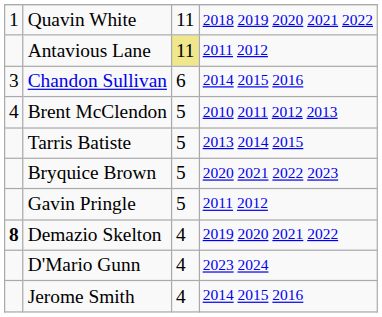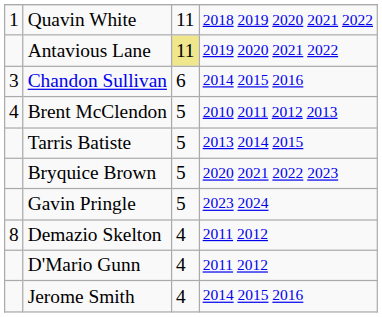(235, 50) 2011 2012 -> (270, 50) 2019 2020 2021 2022
(235, 204) 2011 2012 -> (236, 204) 2023 2024
(14, 234) bold -> (14, 234) normal
(270, 234) 2019 2020 2021 2022 -> (235, 234) 2011 2012
(236, 265) 2023 2024 -> (235, 265) 2011 2012
